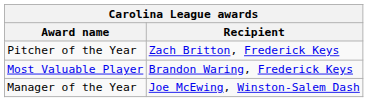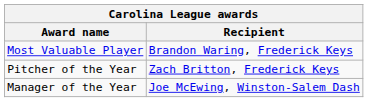rows swapped: (75, 69) <-> (72, 51)
